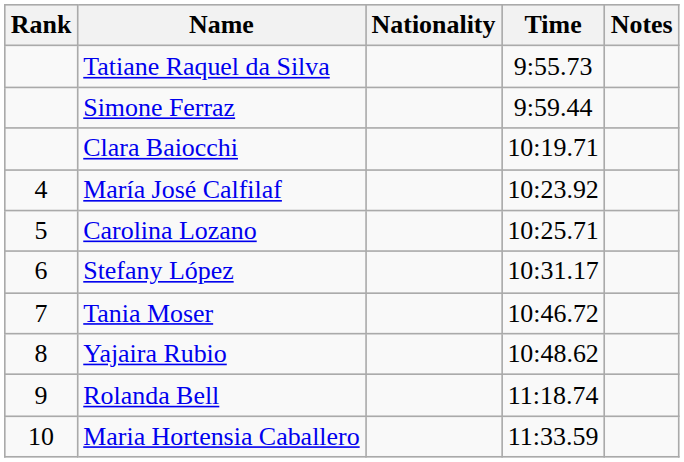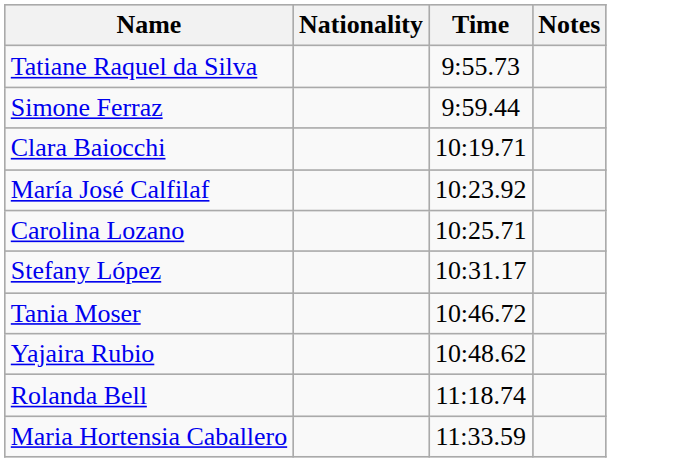- column: (41, 25)
